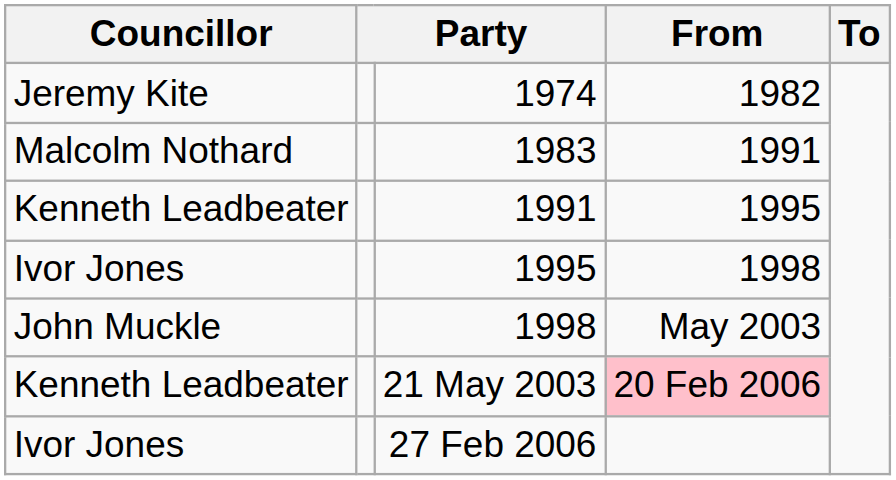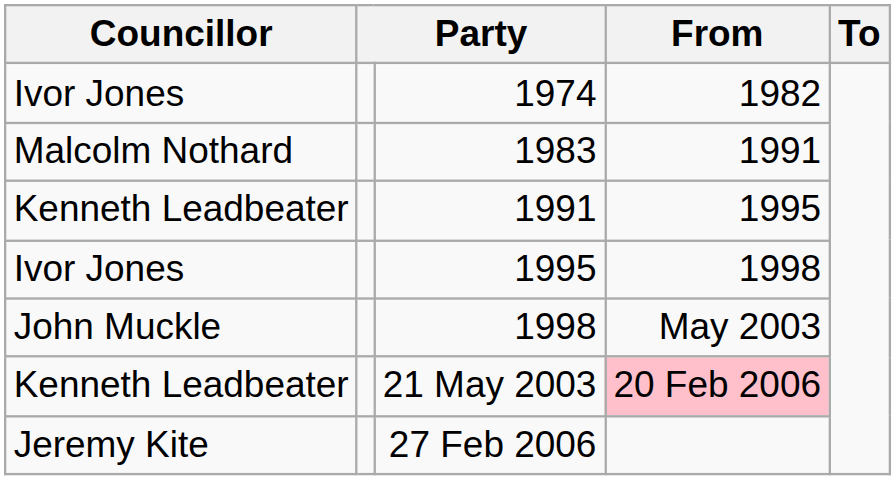(111, 92) Jeremy Kite -> (99, 92) Ivor Jones
(99, 444) Ivor Jones -> (111, 444) Jeremy Kite
